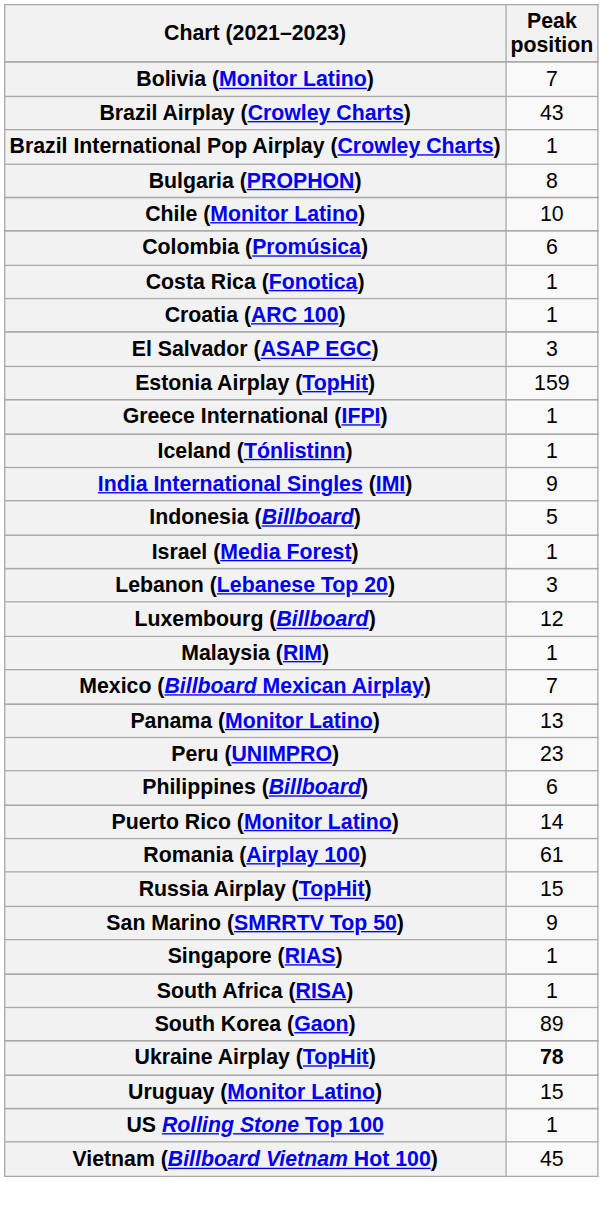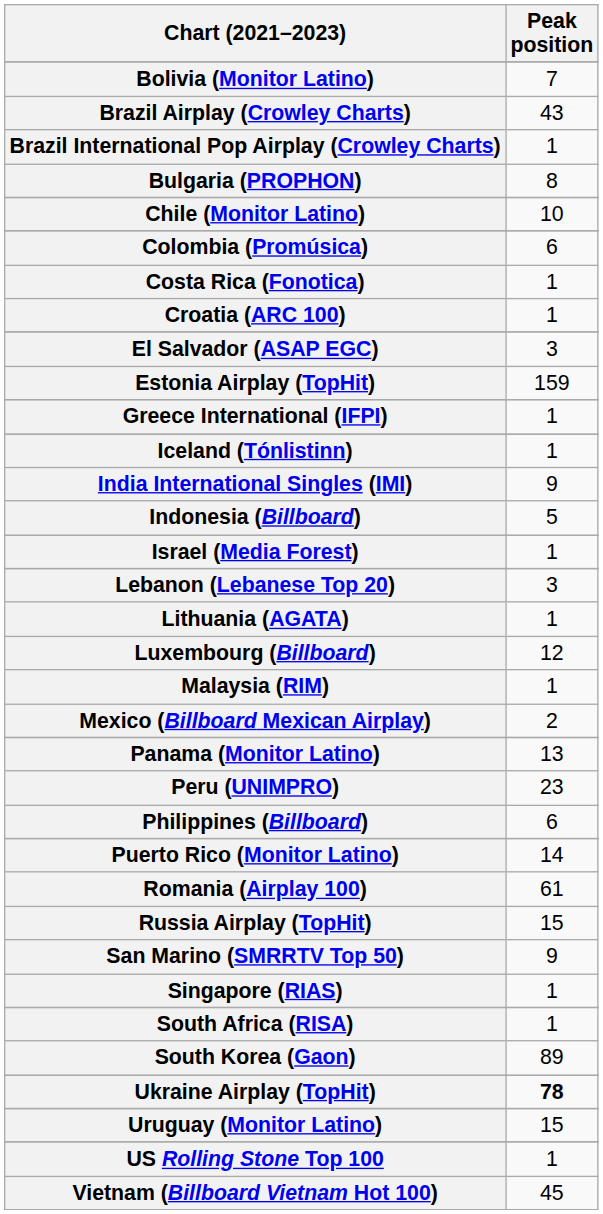+ row: (255, 619)
(552, 686) 7 -> (552, 720) 2
